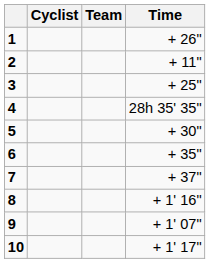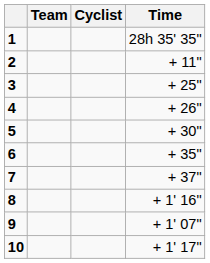columns swapped: (55, 16) <-> (104, 16)
(185, 39) + 26" -> (165, 39) 28h 35' 35"
(165, 108) 28h 35' 35" -> (185, 108) + 26"
